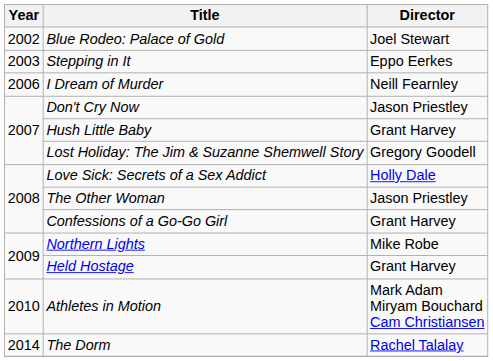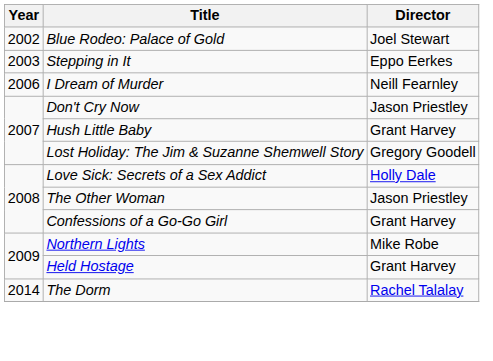- row: (104, 306)
